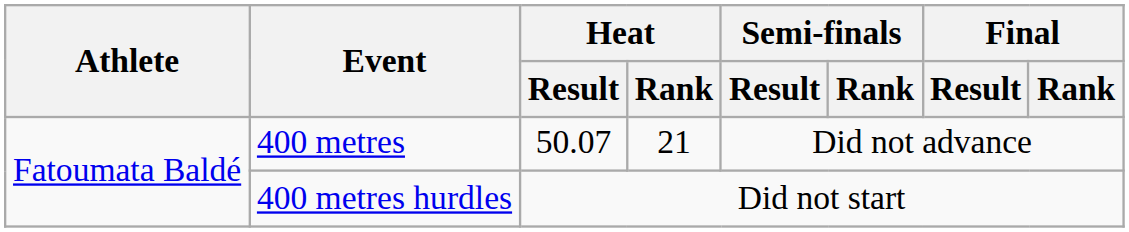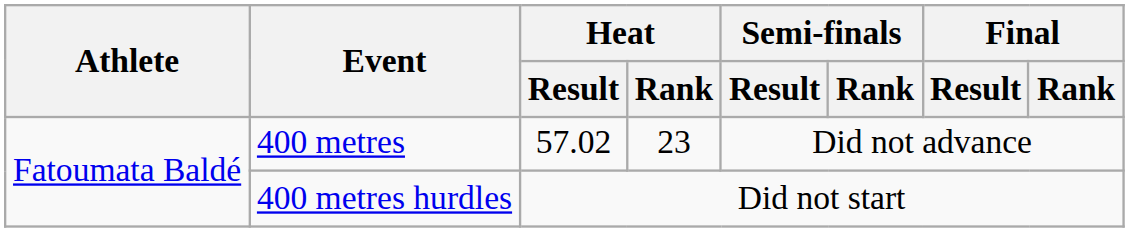(573, 143) 50.07 -> (573, 143) 57.02
(674, 143) 21 -> (674, 143) 23
